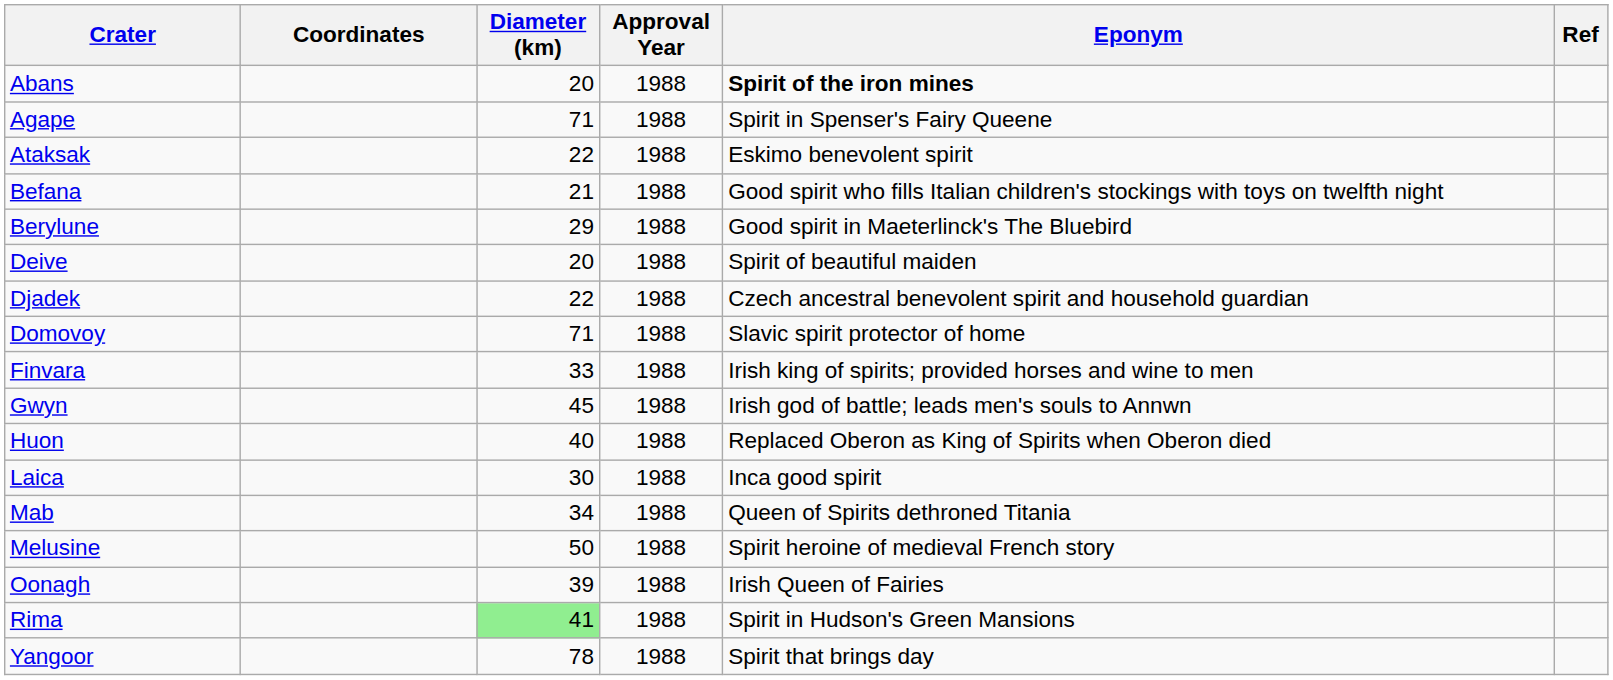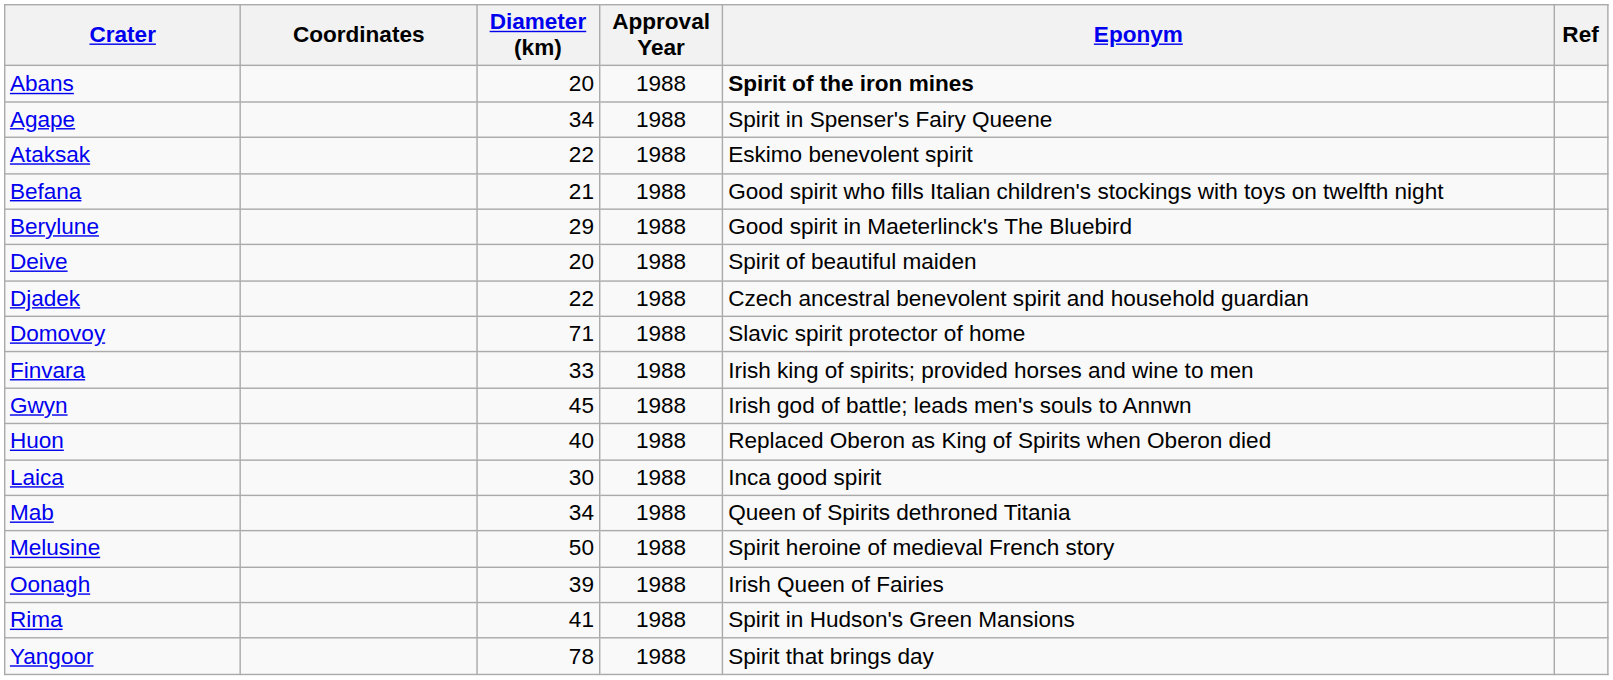(581, 119) 71 -> (581, 119) 34
(581, 620) lightgreen background -> (581, 620) no background
